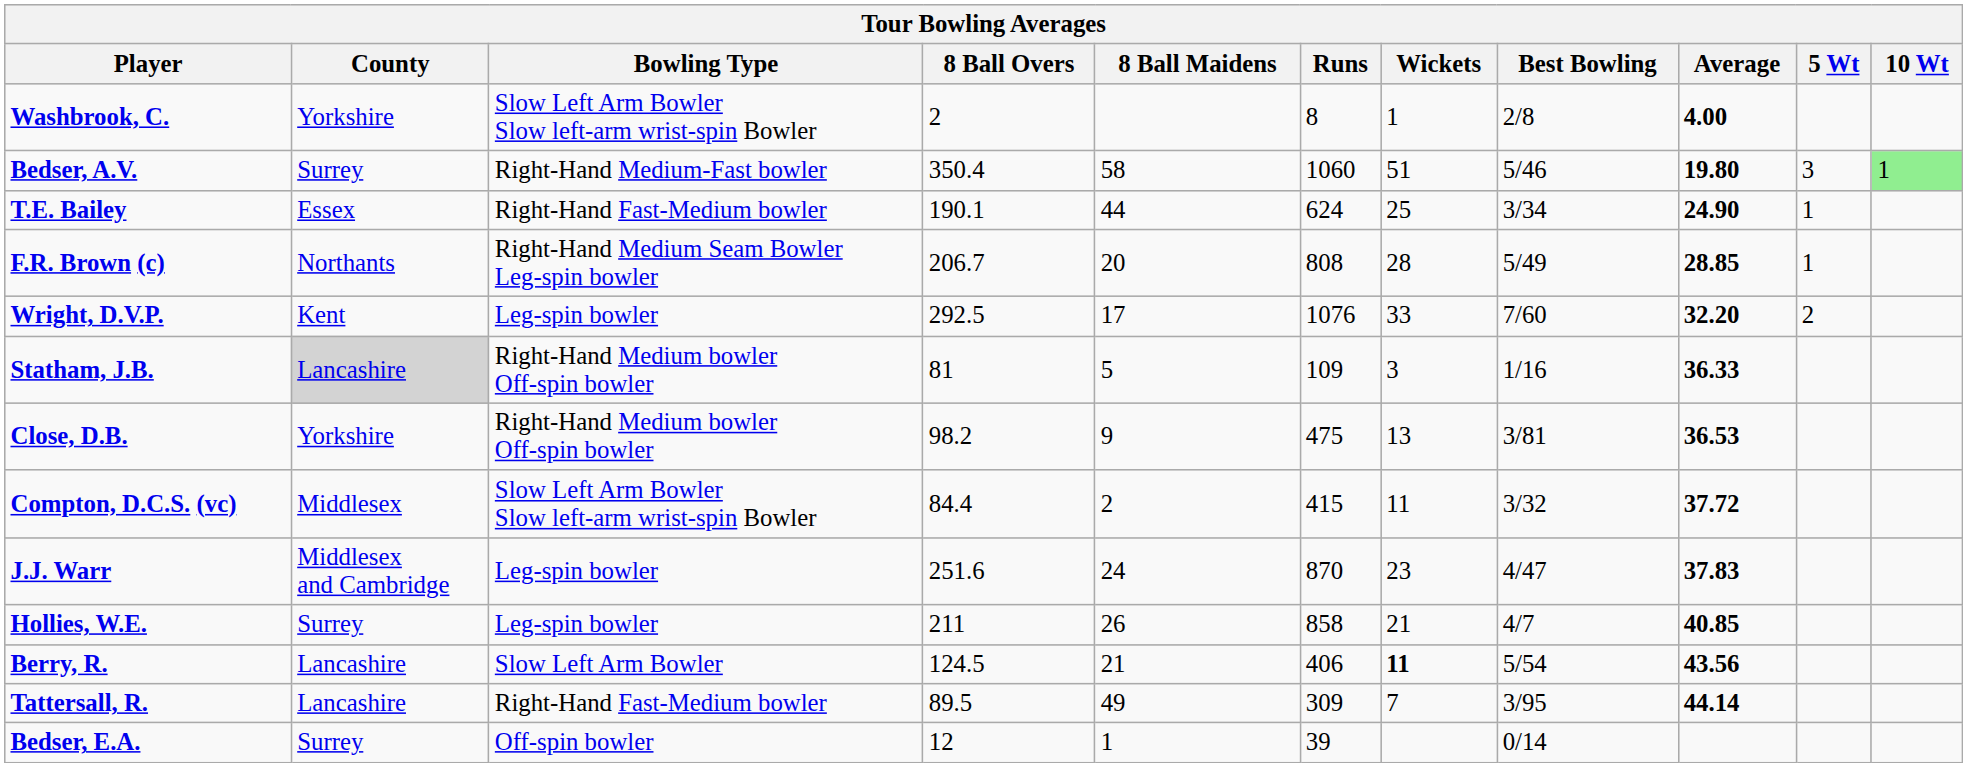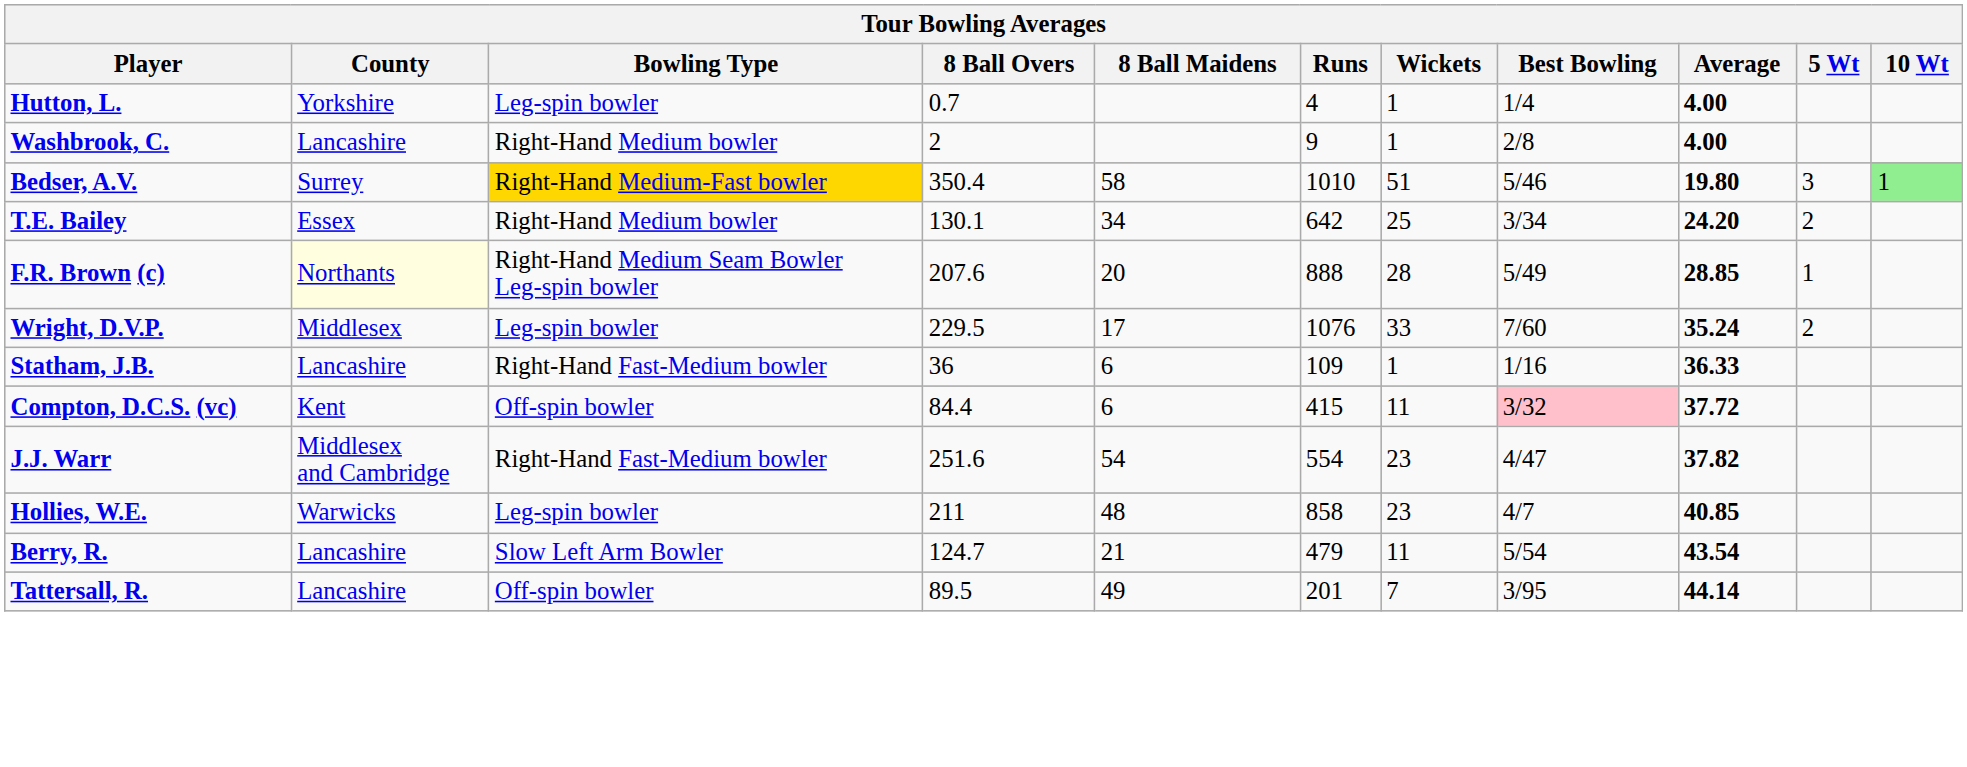+ row: (66, 102)
(346, 116) Yorkshire -> (352, 142) Lancashire
(656, 116) Slow Left Arm Bowler Slow left-arm wrist-spin Bowler -> (636, 142) Right-Hand Medium bowler
(1312, 116) 8 -> (1312, 142) 9
(661, 170) no background -> (661, 181) gold background
(1331, 170) 1060 -> (1331, 181) 1010
(661, 209) Right-Hand Fast-Medium bowler -> (636, 220) Right-Hand Medium bowler
(957, 209) 190.1 -> (957, 220) 130.1
(1113, 209) 44 -> (1113, 220) 34
(1324, 209) 624 -> (1324, 220) 642
(1712, 209) 24.90 -> (1712, 220) 24.20
(1808, 209) 1 -> (1808, 220) 2
(346, 262) no background -> (346, 274) lightyellow background
(957, 262) 206.7 -> (957, 274) 207.6
(1324, 262) 808 -> (1324, 274) 888
(321, 315) Kent -> (350, 327) Middlesex
(957, 315) 292.5 -> (957, 327) 229.5
(1712, 315) 32.20 -> (1712, 327) 35.24
(352, 369) lightgrey background -> (352, 366) no background
(636, 369) Right-Hand Medium bowler Off-spin bowler -> (661, 366) Right-Hand Fast-Medium bowler
(941, 369) 81 -> (941, 366) 36
(1107, 369) 5 -> (1107, 366) 6
(1392, 369) 3 -> (1392, 366) 1
- row: (69, 436)
(350, 503) Middlesex -> (321, 406) Kent
(656, 503) Slow Left Arm Bowler Slow left-arm wrist-spin Bowler -> (574, 406) Off-spin bowler
(1107, 503) 2 -> (1107, 406) 6
(1525, 503) no background -> (1525, 406) pink background
(576, 570) Leg-spin bowler -> (661, 459) Right-Hand Fast-Medium bowler
(1113, 570) 24 -> (1113, 459) 54
(1324, 570) 870 -> (1324, 459) 554
(1712, 570) 37.83 -> (1712, 459) 37.82
(330, 624) Surrey -> (346, 512) Warwicks
(1113, 624) 26 -> (1113, 512) 48
(1399, 624) 21 -> (1399, 512) 23
(957, 663) 124.5 -> (957, 551) 124.7
(1324, 663) 406 -> (1324, 551) 479
(1398, 663) bold -> (1398, 551) normal
(1712, 663) 43.56 -> (1712, 551) 43.54
(661, 702) Right-Hand Fast-Medium bowler -> (574, 591) Off-spin bowler
(1324, 702) 309 -> (1324, 591) 201
- row: (75, 742)
